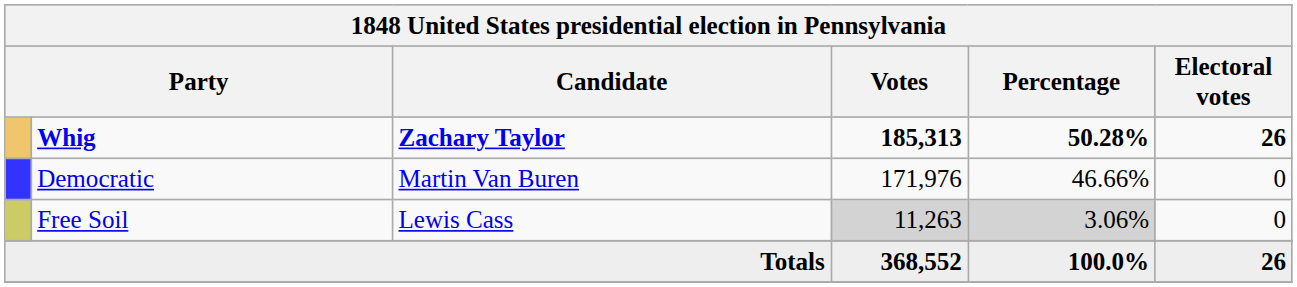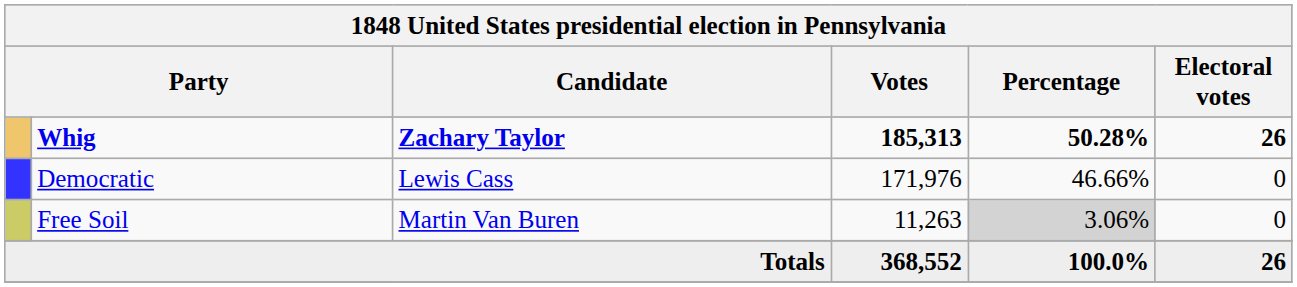(489, 179) Martin Van Buren -> (456, 179) Lewis Cass
(456, 220) Lewis Cass -> (489, 220) Martin Van Buren
(928, 220) lightgrey background -> (928, 220) no background
